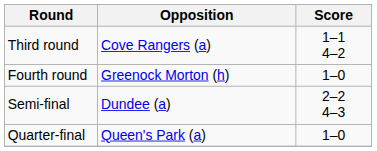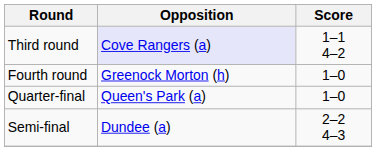(156, 45) no background -> (156, 45) lavender background
rows swapped: (46, 135) <-> (39, 105)
